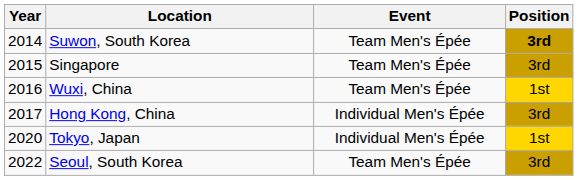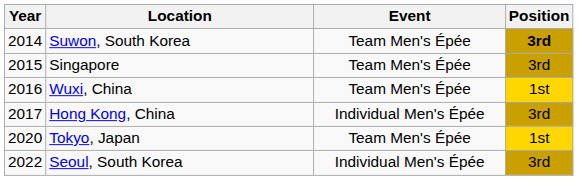(410, 138) Individual Men's Épée -> (410, 138) Team Men's Épée
(410, 162) Team Men's Épée -> (410, 162) Individual Men's Épée
